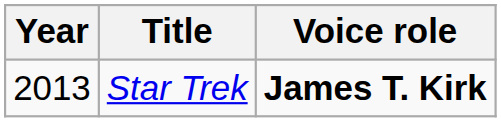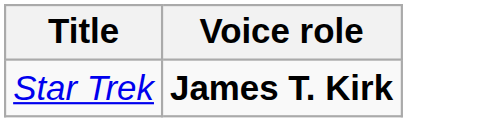- column: (52, 32)
